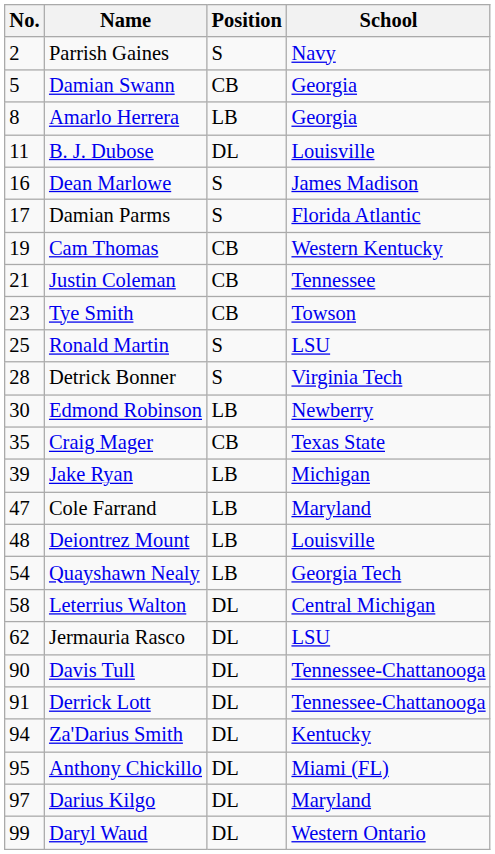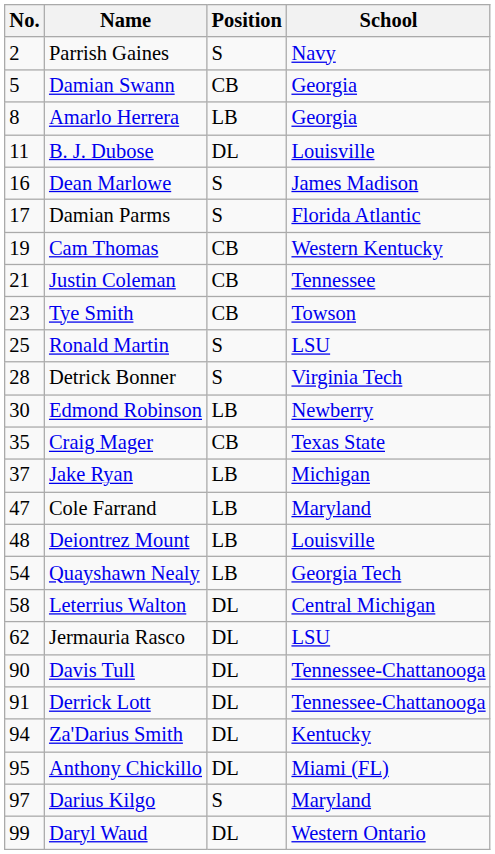(20, 475) 39 -> (20, 475) 37
(225, 800) DL -> (217, 800) S
